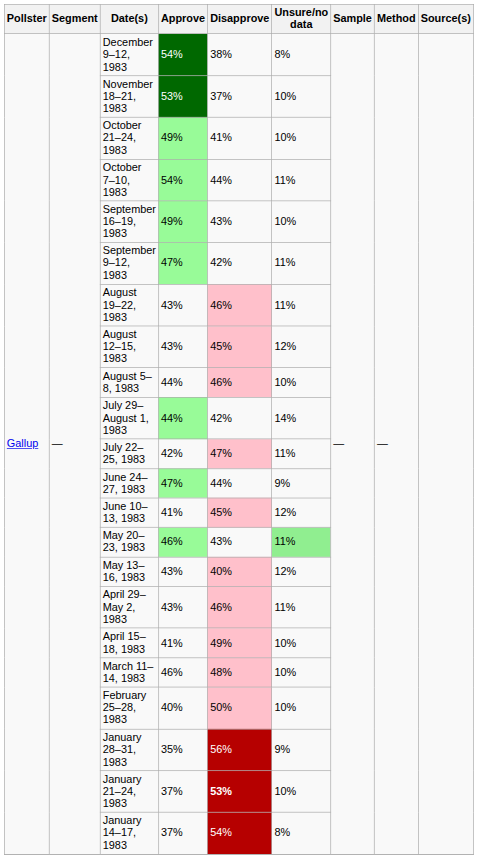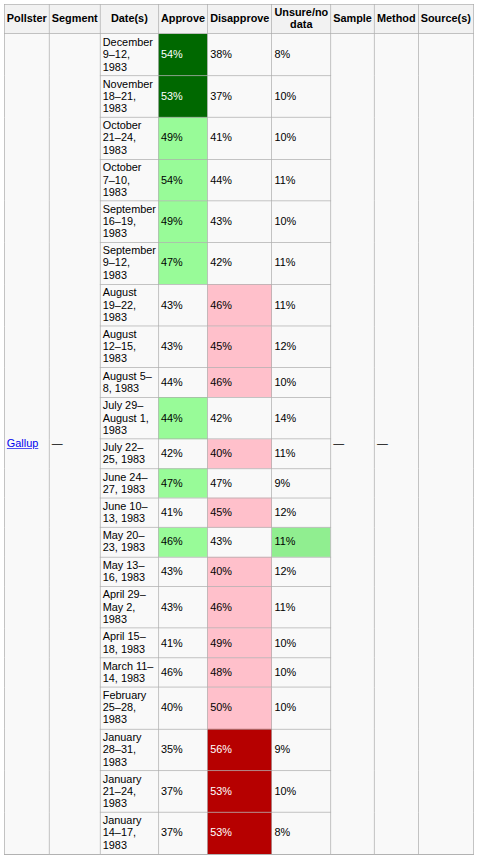(221, 453) 47% -> (221, 453) 40%
(221, 483) 44% -> (221, 483) 47%
(221, 791) bold -> (221, 791) normal
(221, 833) 54% -> (221, 833) 53%
